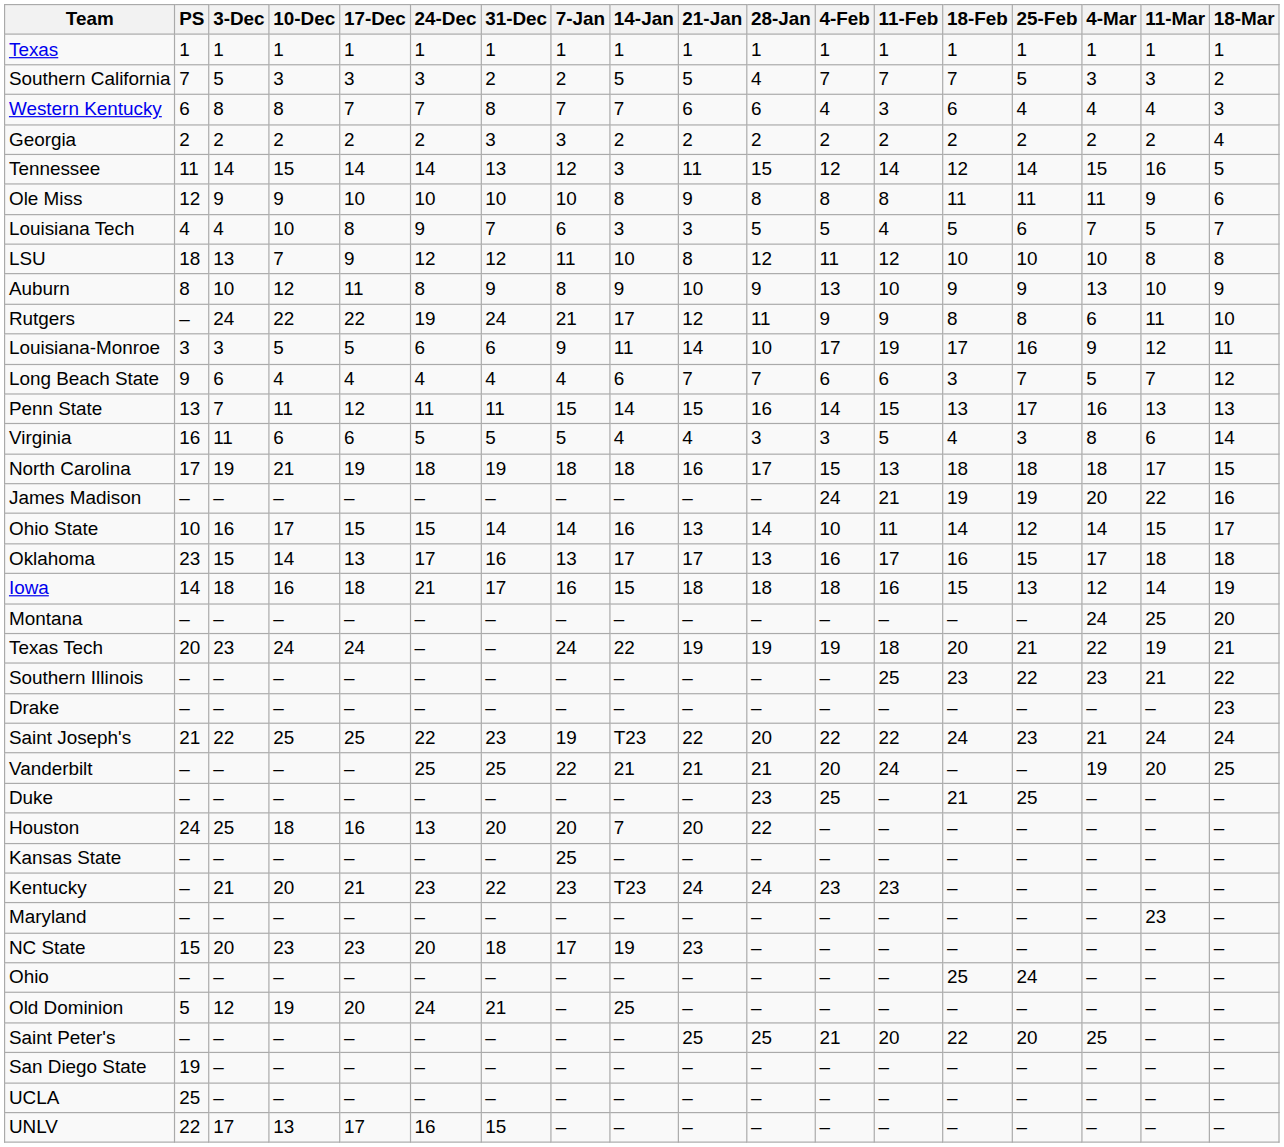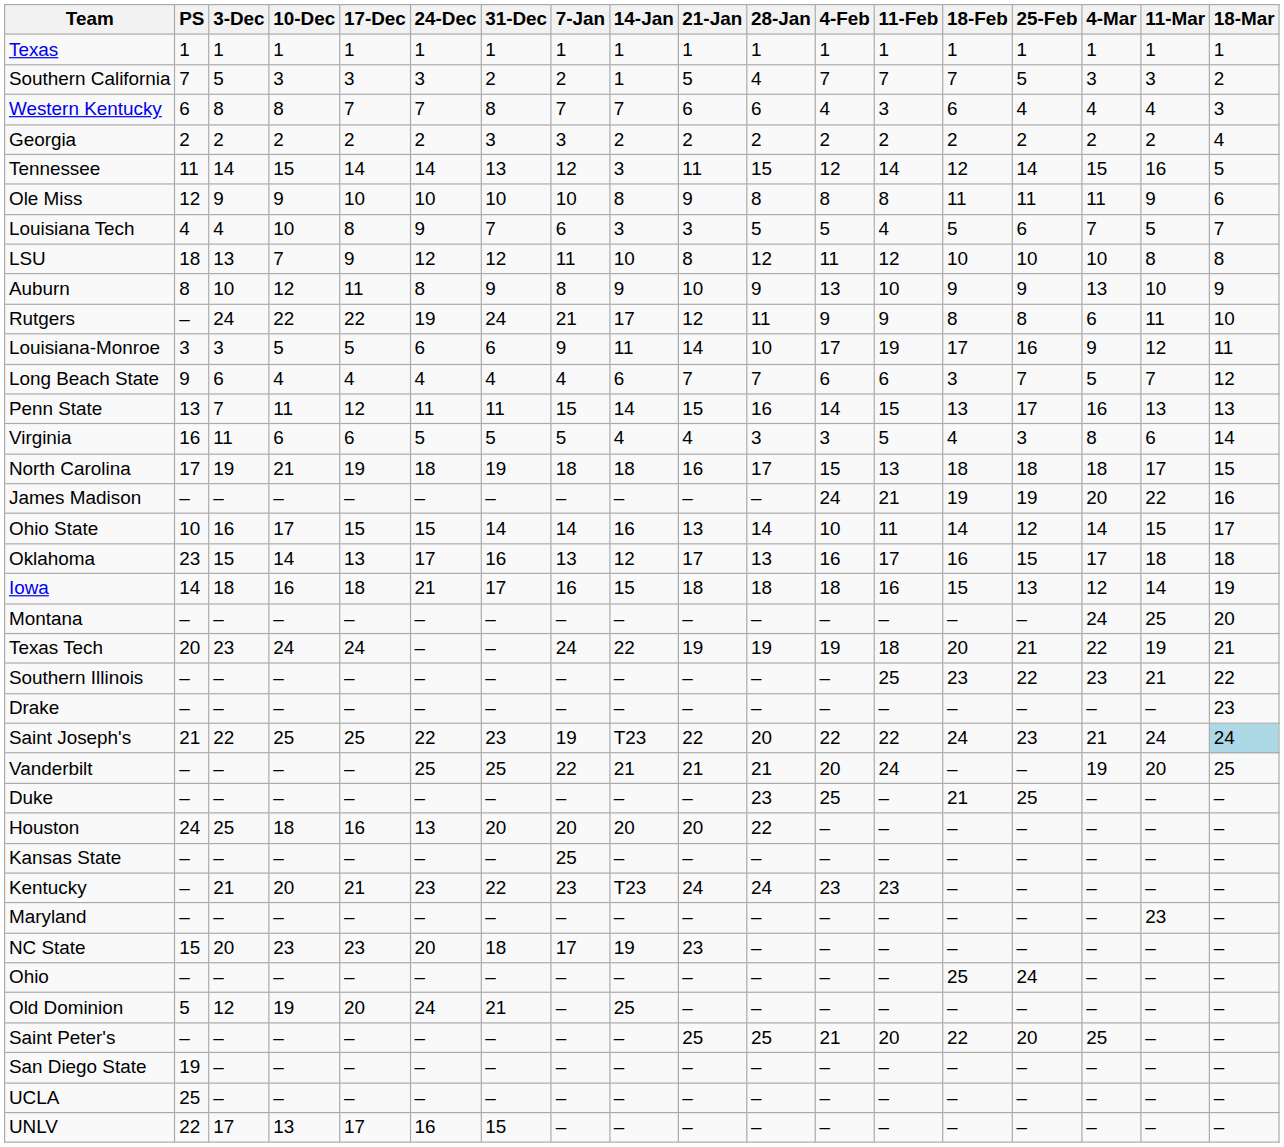(619, 79) 5 -> (619, 79) 1
(624, 558) 17 -> (624, 558) 12
(1224, 738) no background -> (1224, 738) lightblue background
(619, 827) 7 -> (624, 827) 20
